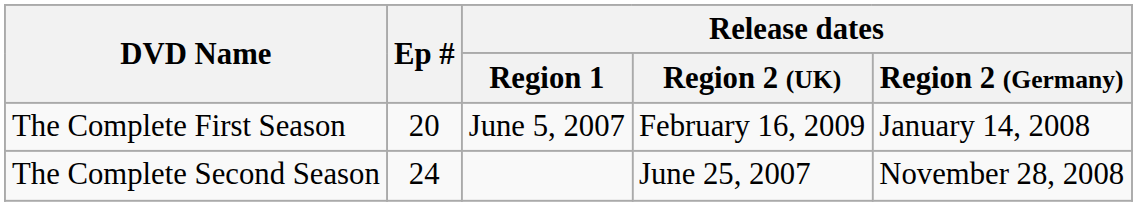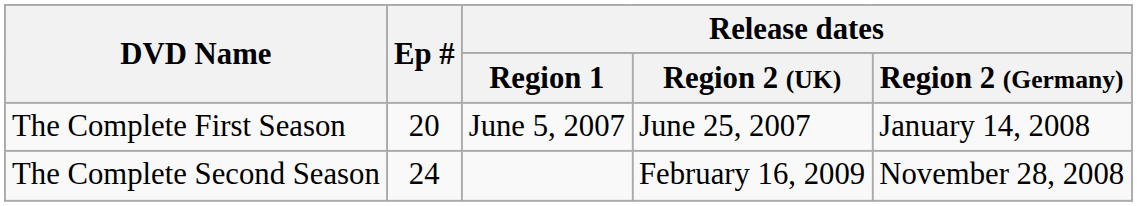(752, 126) February 16, 2009 -> (725, 126) June 25, 2007
(725, 175) June 25, 2007 -> (752, 175) February 16, 2009
